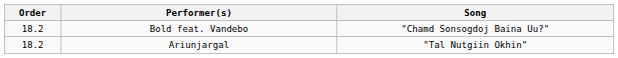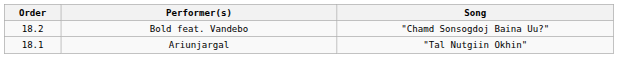(33, 45) 18.2 -> (33, 45) 18.1
